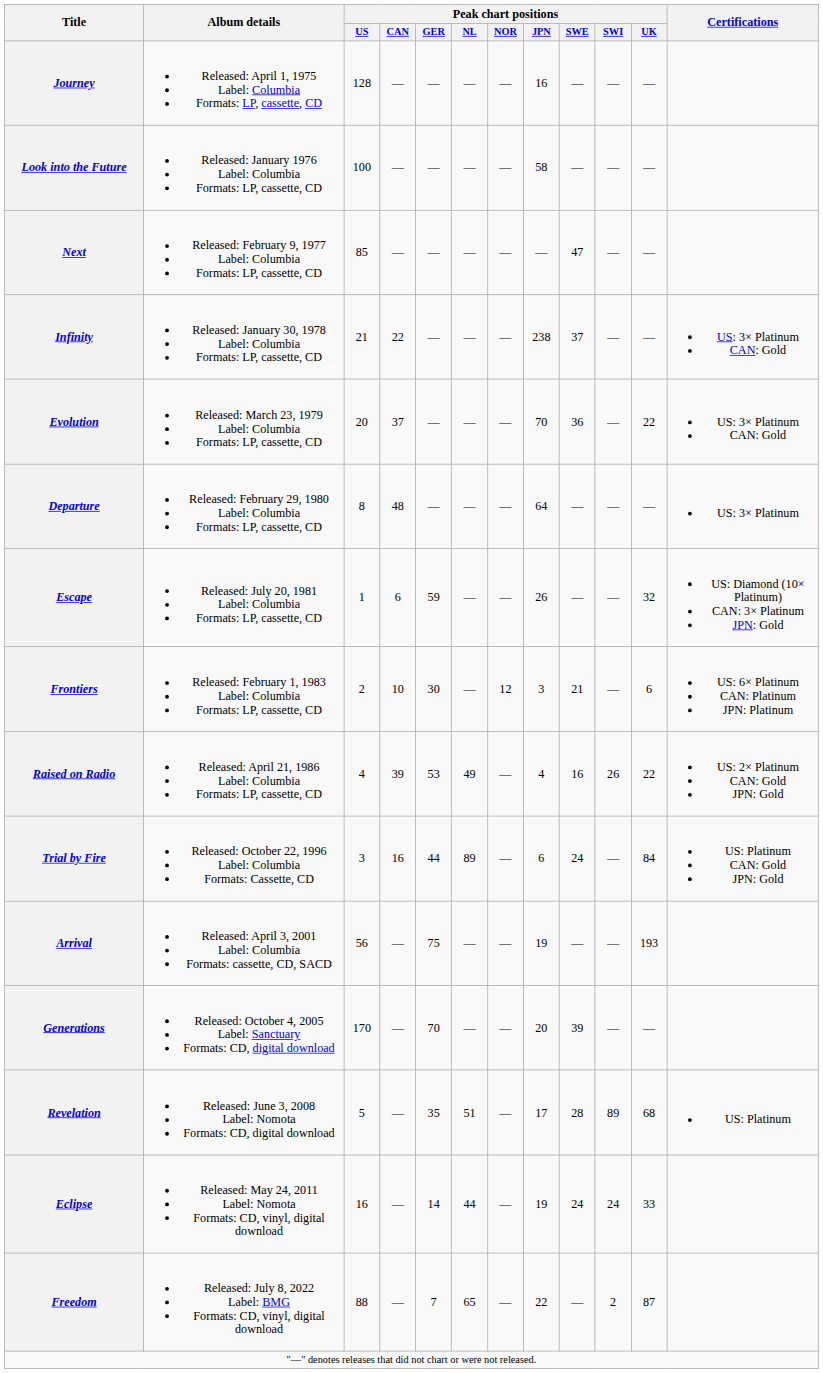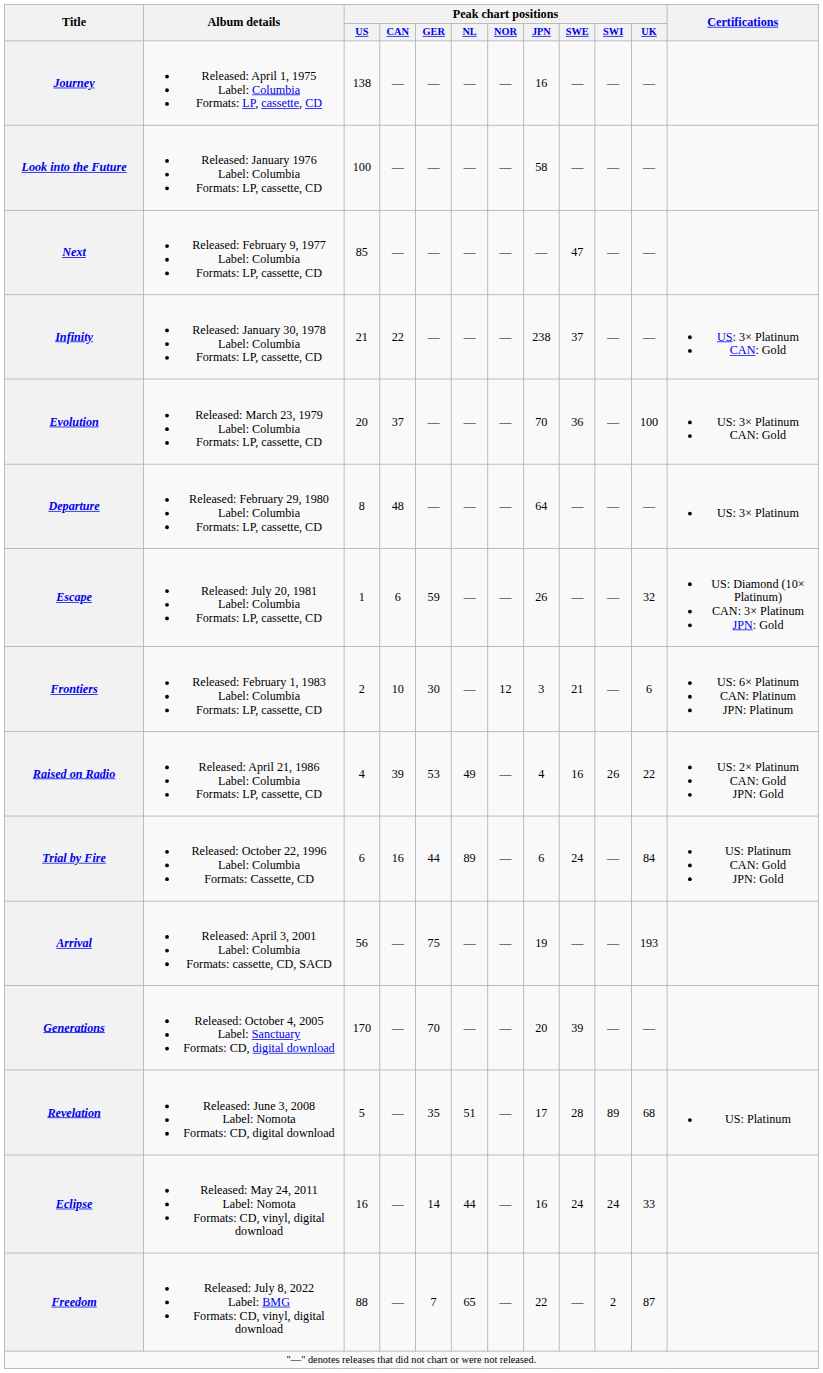(362, 83) 128 -> (362, 83) 138
(649, 421) 22 -> (649, 421) 100
(362, 858) 3 -> (362, 858) 6
(541, 1204) 19 -> (541, 1204) 16
